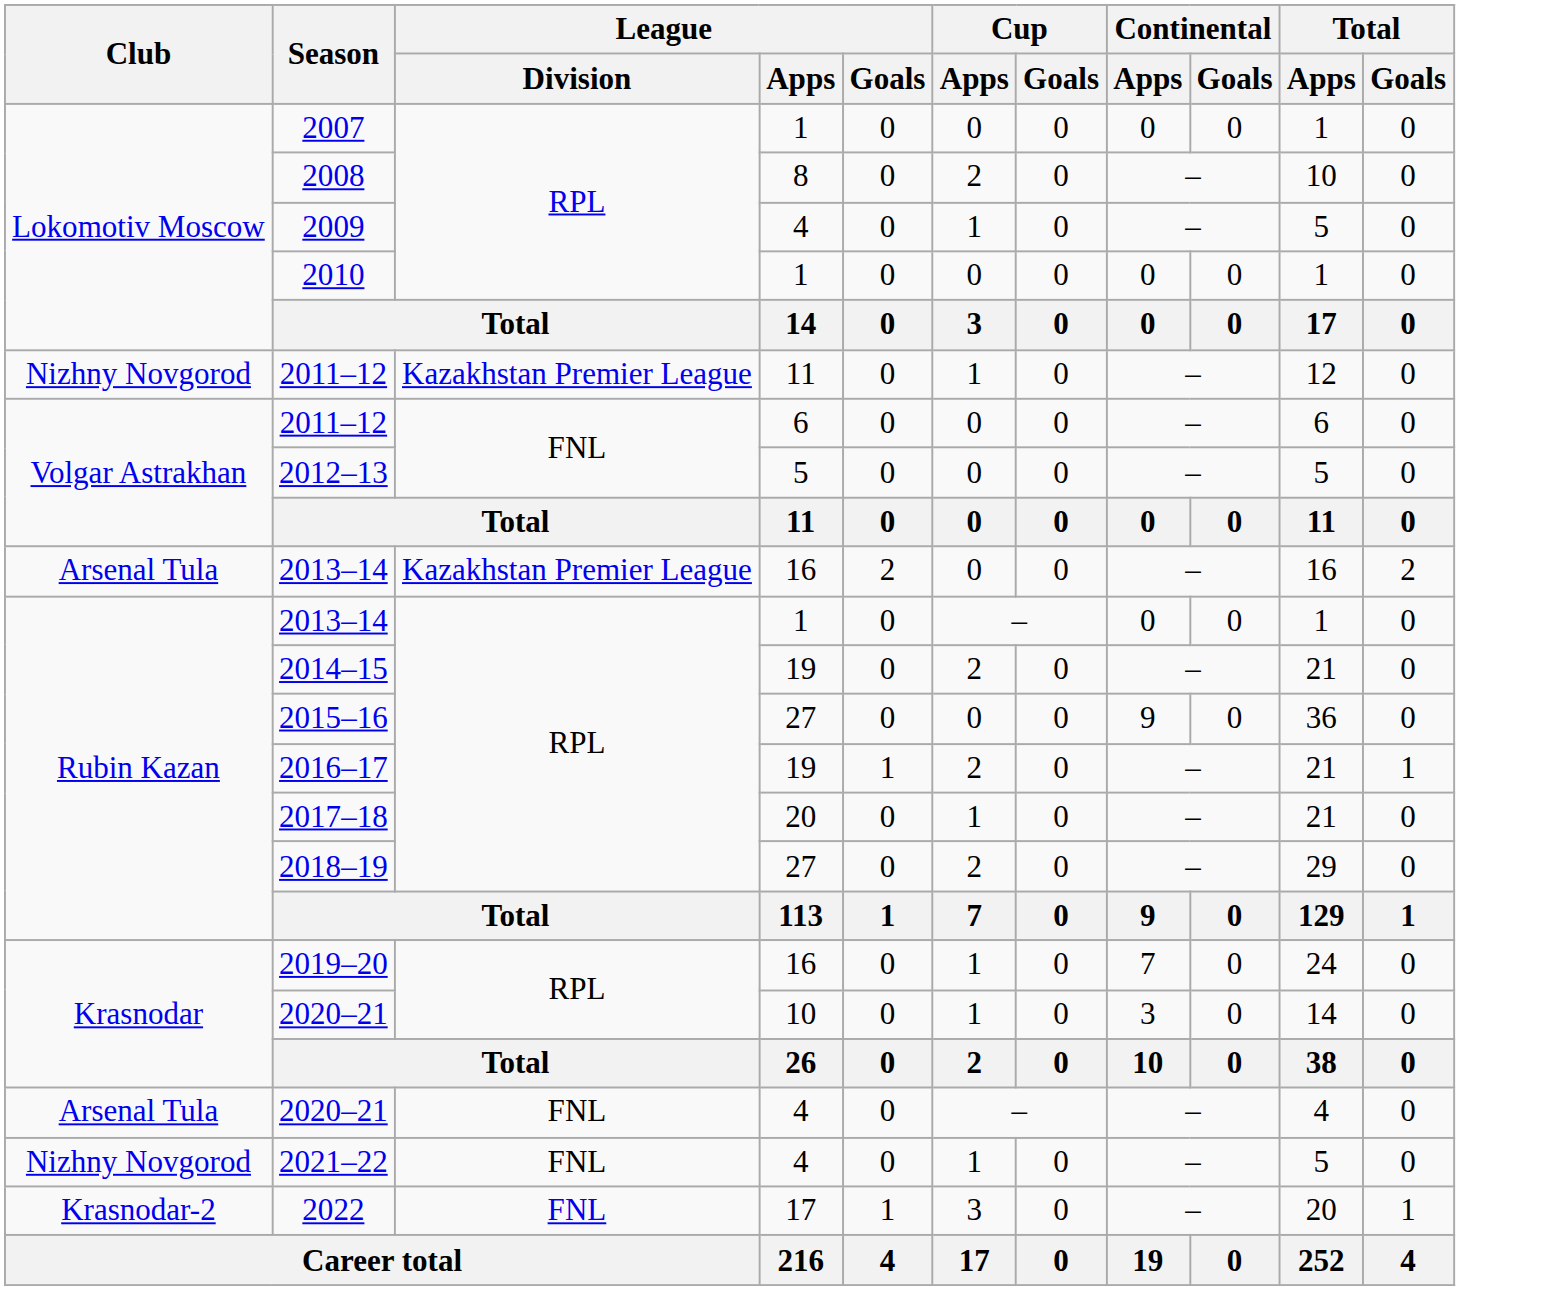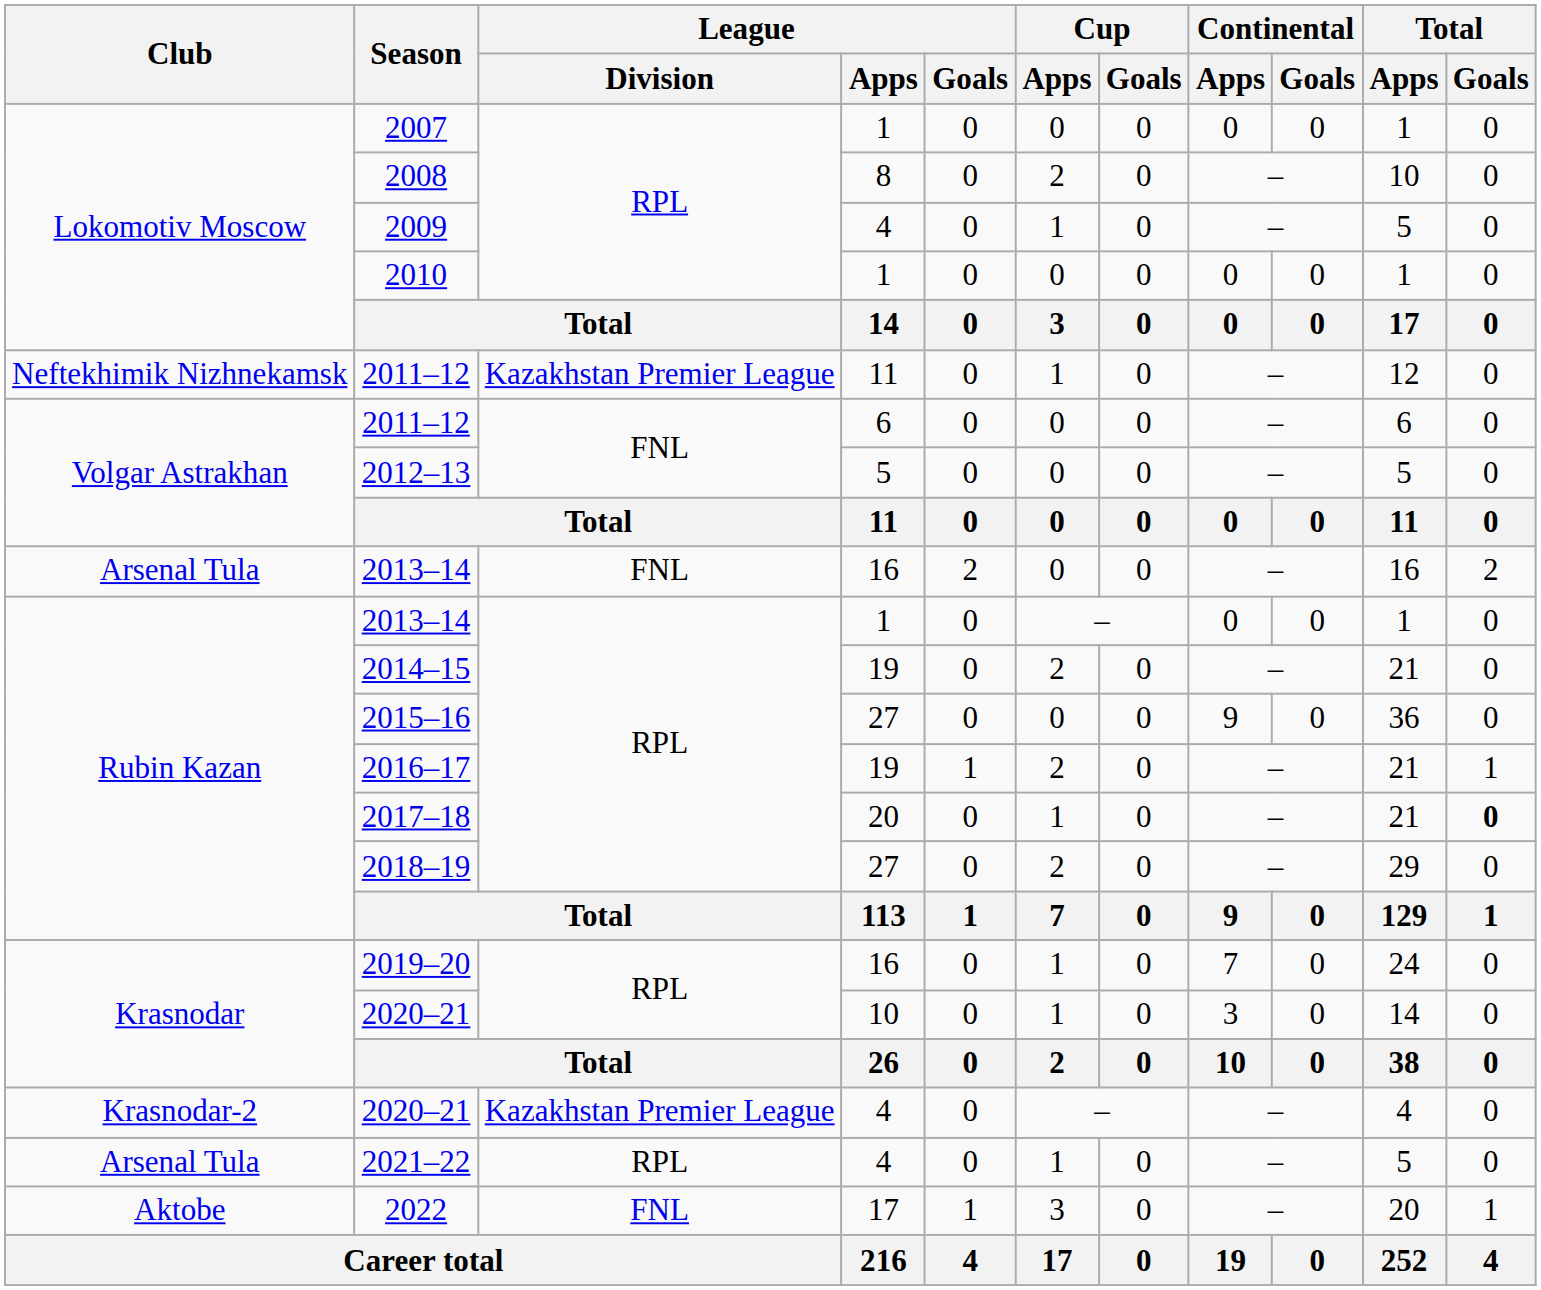(138, 373) Nizhny Novgorod -> (180, 373) Neftekhimik Nizhnekamsk
(577, 570) Kazakhstan Premier League -> (660, 570) FNL
(1408, 816) normal -> (1491, 816) bold
(138, 1112) Arsenal Tula -> (180, 1112) Krasnodar-2
(577, 1112) FNL -> (660, 1112) Kazakhstan Premier League
(138, 1161) Nizhny Novgorod -> (180, 1161) Arsenal Tula
(577, 1161) FNL -> (660, 1161) RPL
(138, 1210) Krasnodar-2 -> (180, 1210) Aktobe
